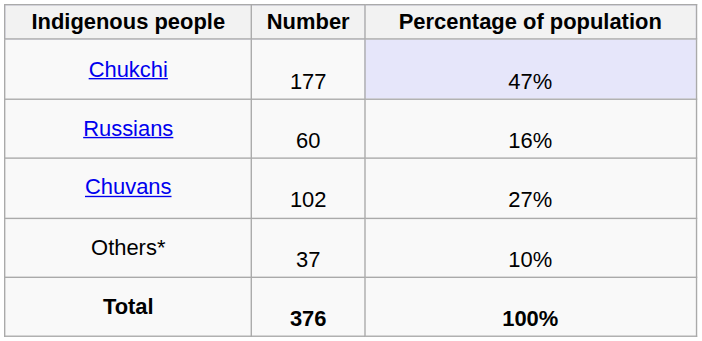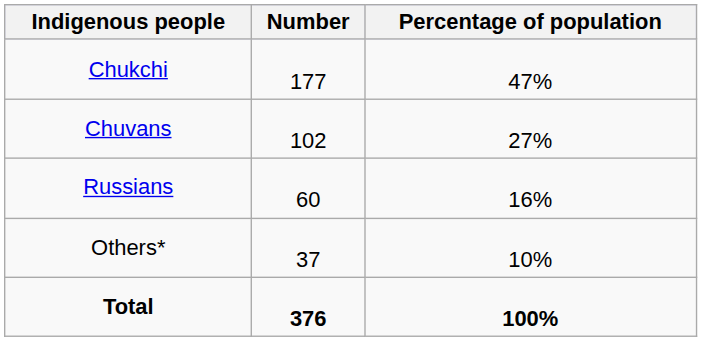(530, 81) lavender background -> (530, 81) no background
rows swapped: (128, 187) <-> (128, 128)
